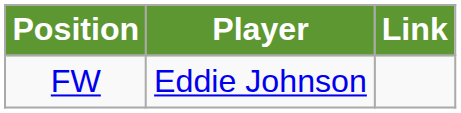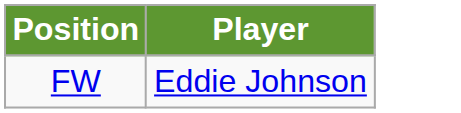- column: (415, 30)
